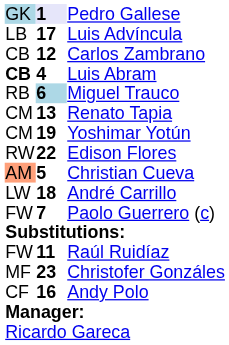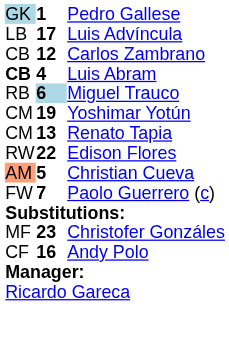(41, 14) lavender background -> (41, 14) no background
rows swapped: (120, 113) <-> (129, 133)
- row: (122, 192)
- row: (118, 252)
